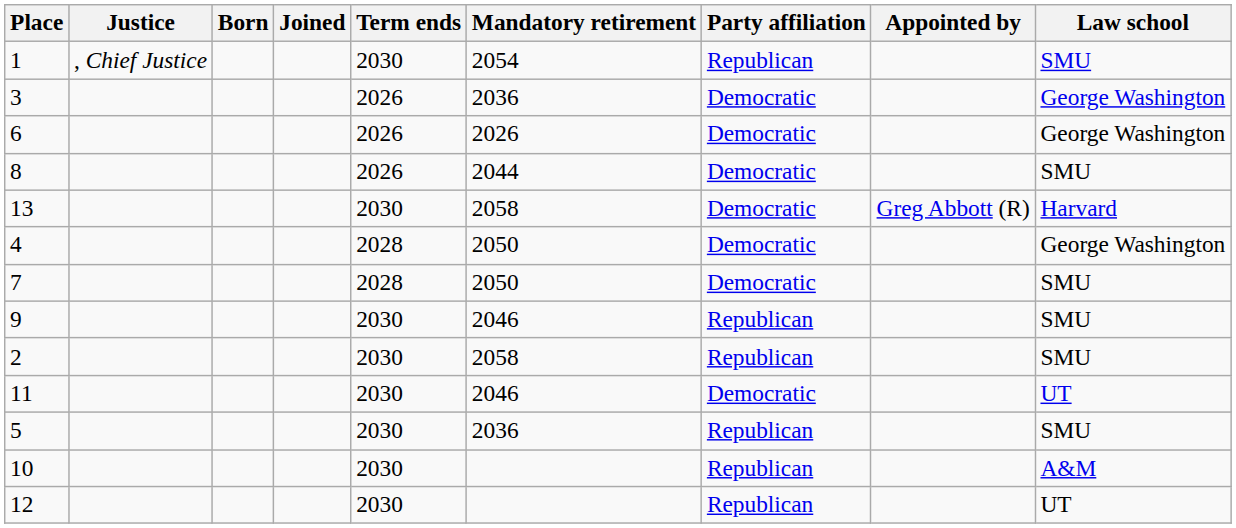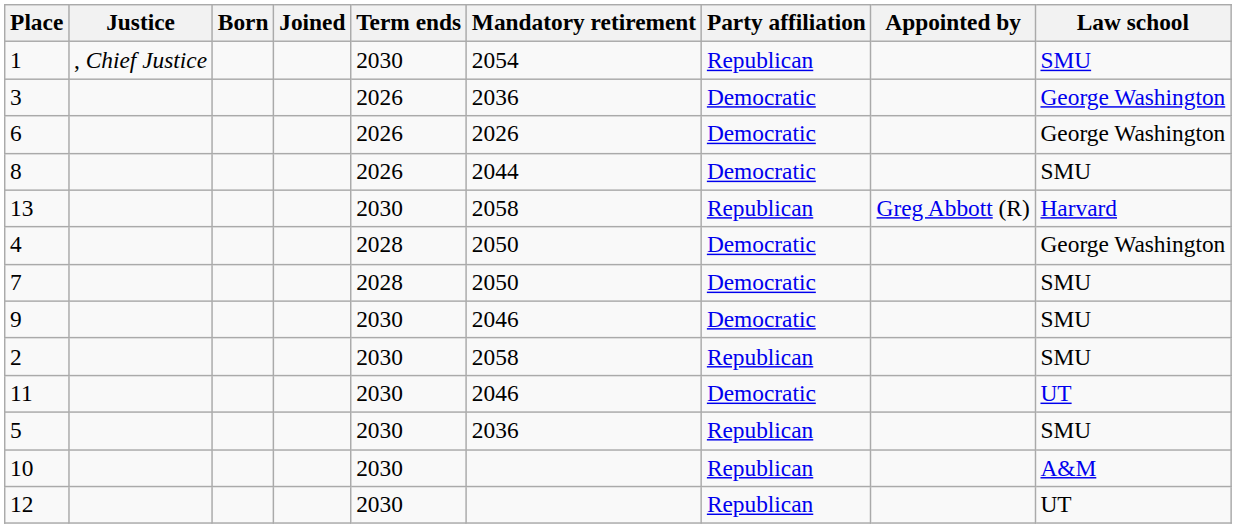(761, 208) Democratic -> (760, 208) Republican
(760, 319) Republican -> (761, 319) Democratic
